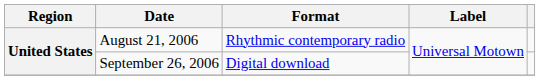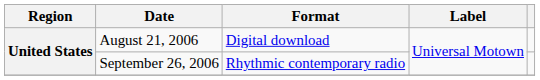(315, 39) Rhythmic contemporary radio -> (278, 39) Digital download
(278, 63) Digital download -> (315, 63) Rhythmic contemporary radio
